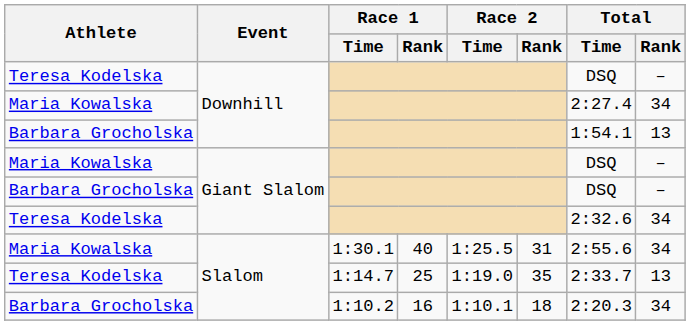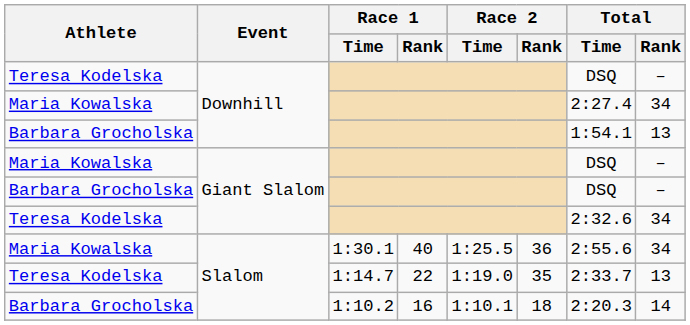(542, 248) 31 -> (542, 248) 36
(423, 277) 25 -> (423, 277) 22
(661, 306) 34 -> (661, 306) 14
